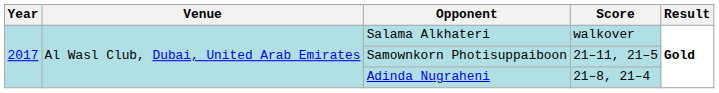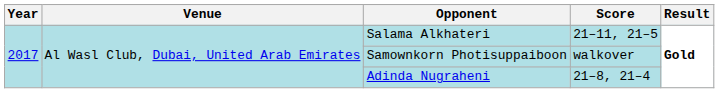(604, 36) walkover -> (616, 36) 21–11, 21–5
(616, 57) 21–11, 21–5 -> (604, 57) walkover
